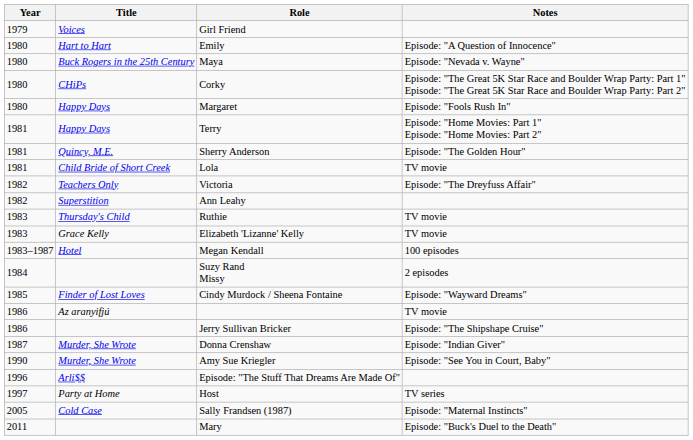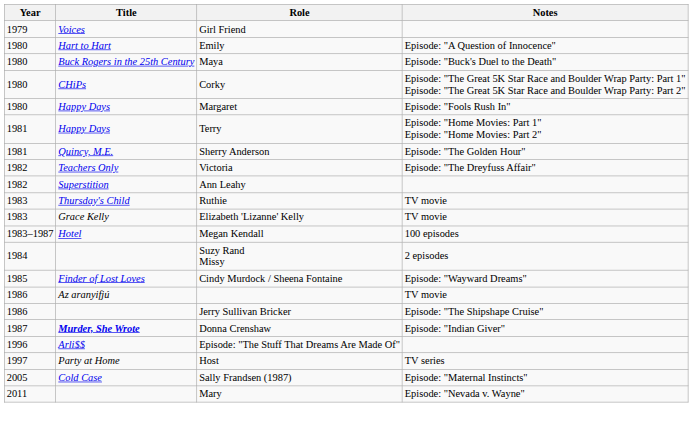(465, 62) Episode: "Nevada v. Wayne" -> (480, 62) Episode: "Buck's Duel to the Death"
- row: (209, 168)
(97, 344) normal -> (99, 328) bold
- row: (237, 361)
(480, 427) Episode: "Buck's Duel to the Death" -> (465, 394) Episode: "Nevada v. Wayne"
